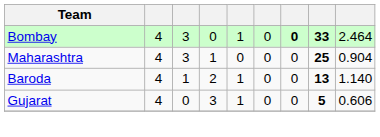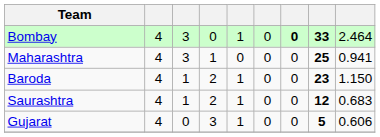(355, 57) 0.904 -> (355, 57) 0.941
(322, 79) 13 -> (322, 79) 23
(355, 79) 1.140 -> (355, 79) 1.150
+ row: (40, 100)
